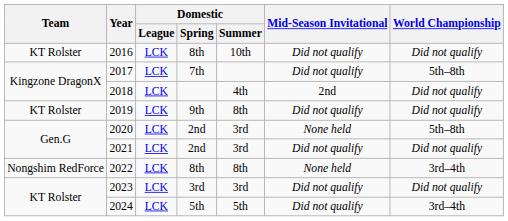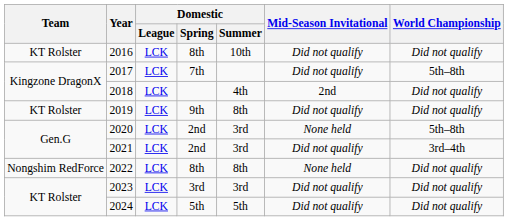(447, 149) Did not qualify -> (447, 149) 3rd–4th
(447, 168) 3rd–4th -> (447, 168) Did not qualify
(447, 206) 3rd–4th -> (447, 206) Did not qualify
